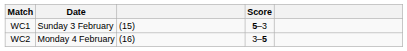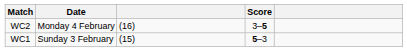rows swapped: (20, 26) <-> (20, 40)
